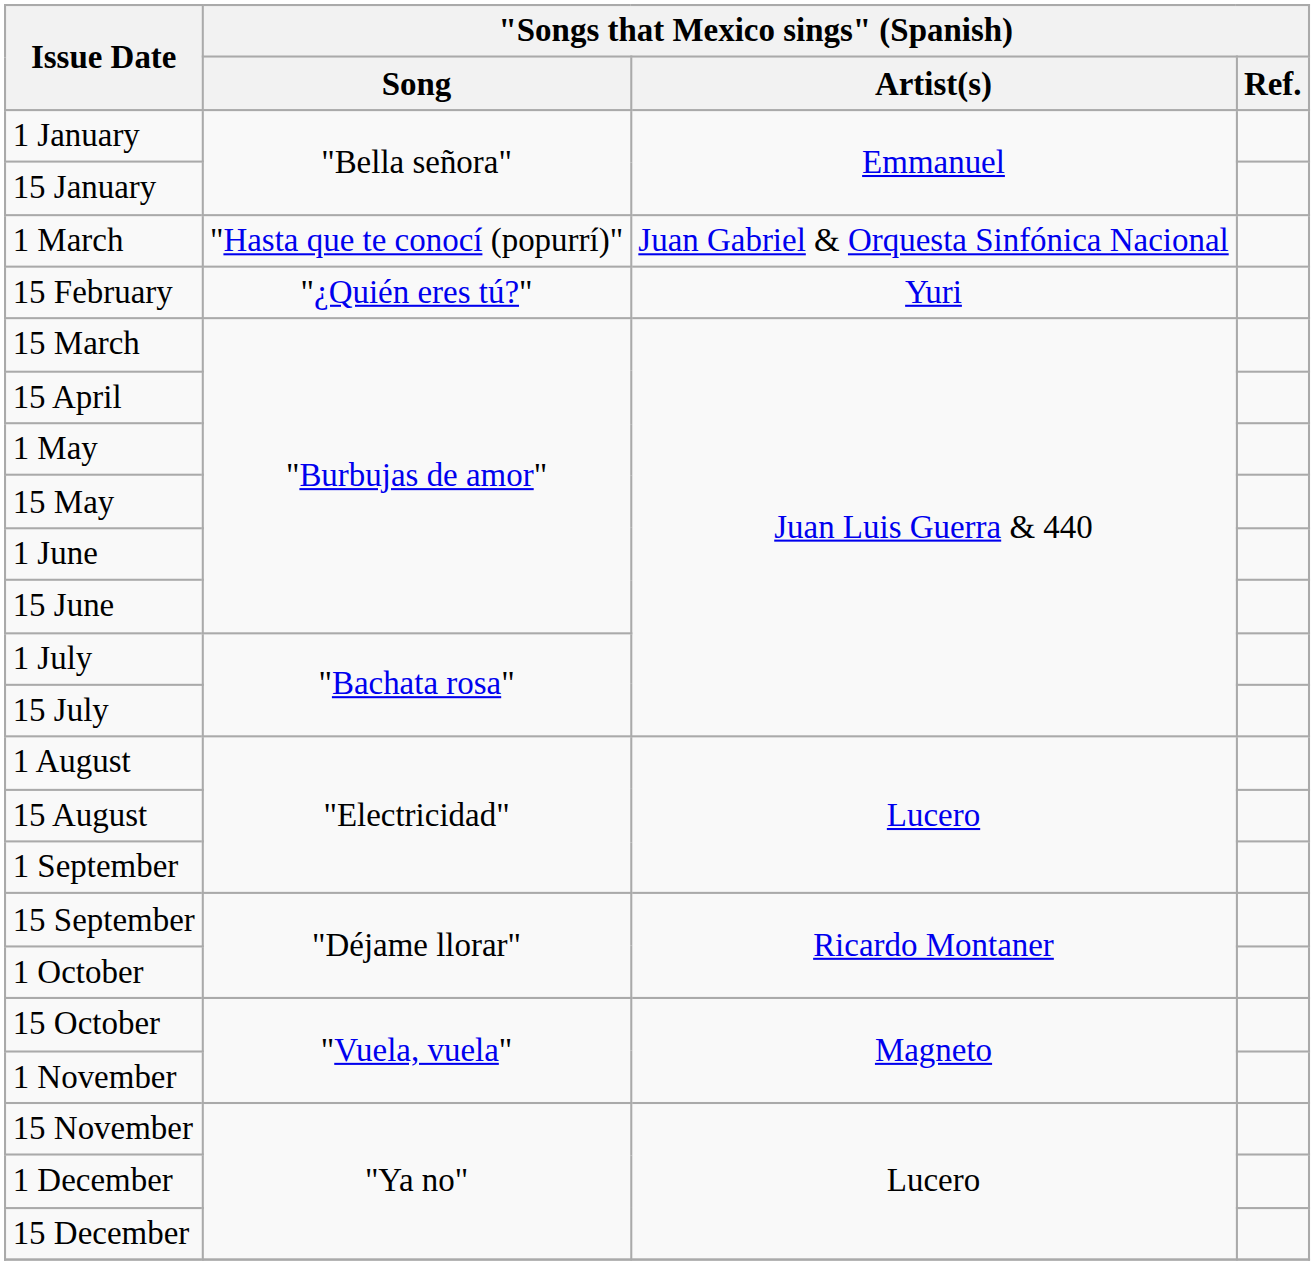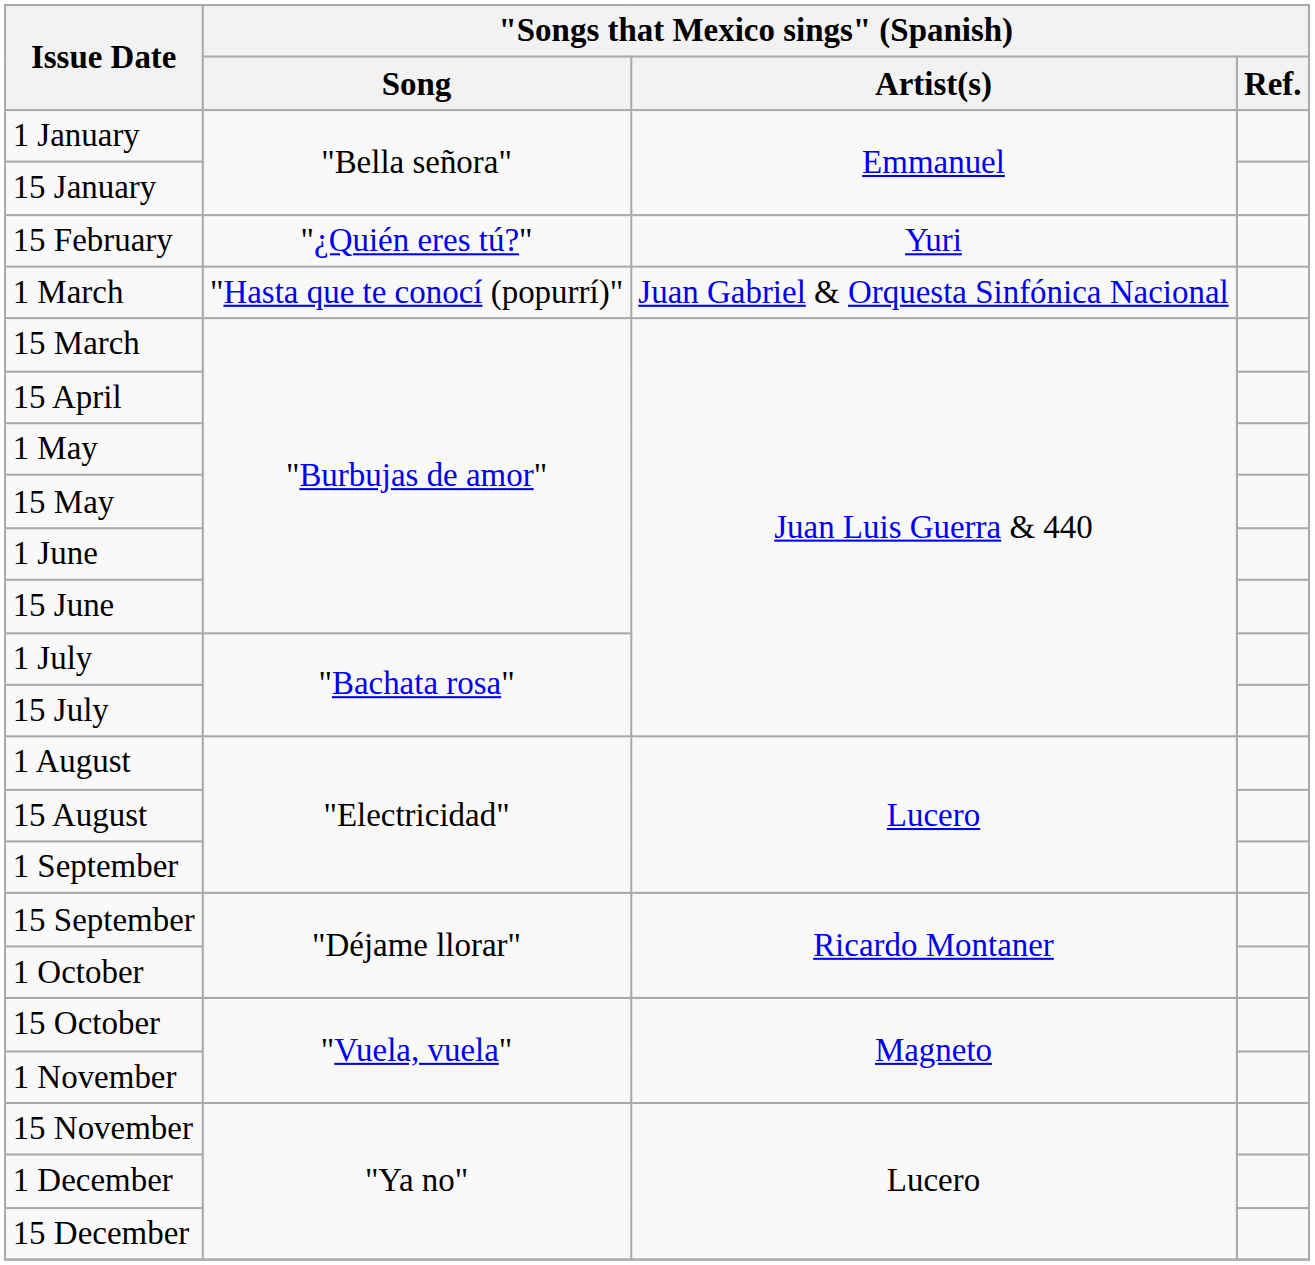rows swapped: (93, 291) <-> (68, 239)
